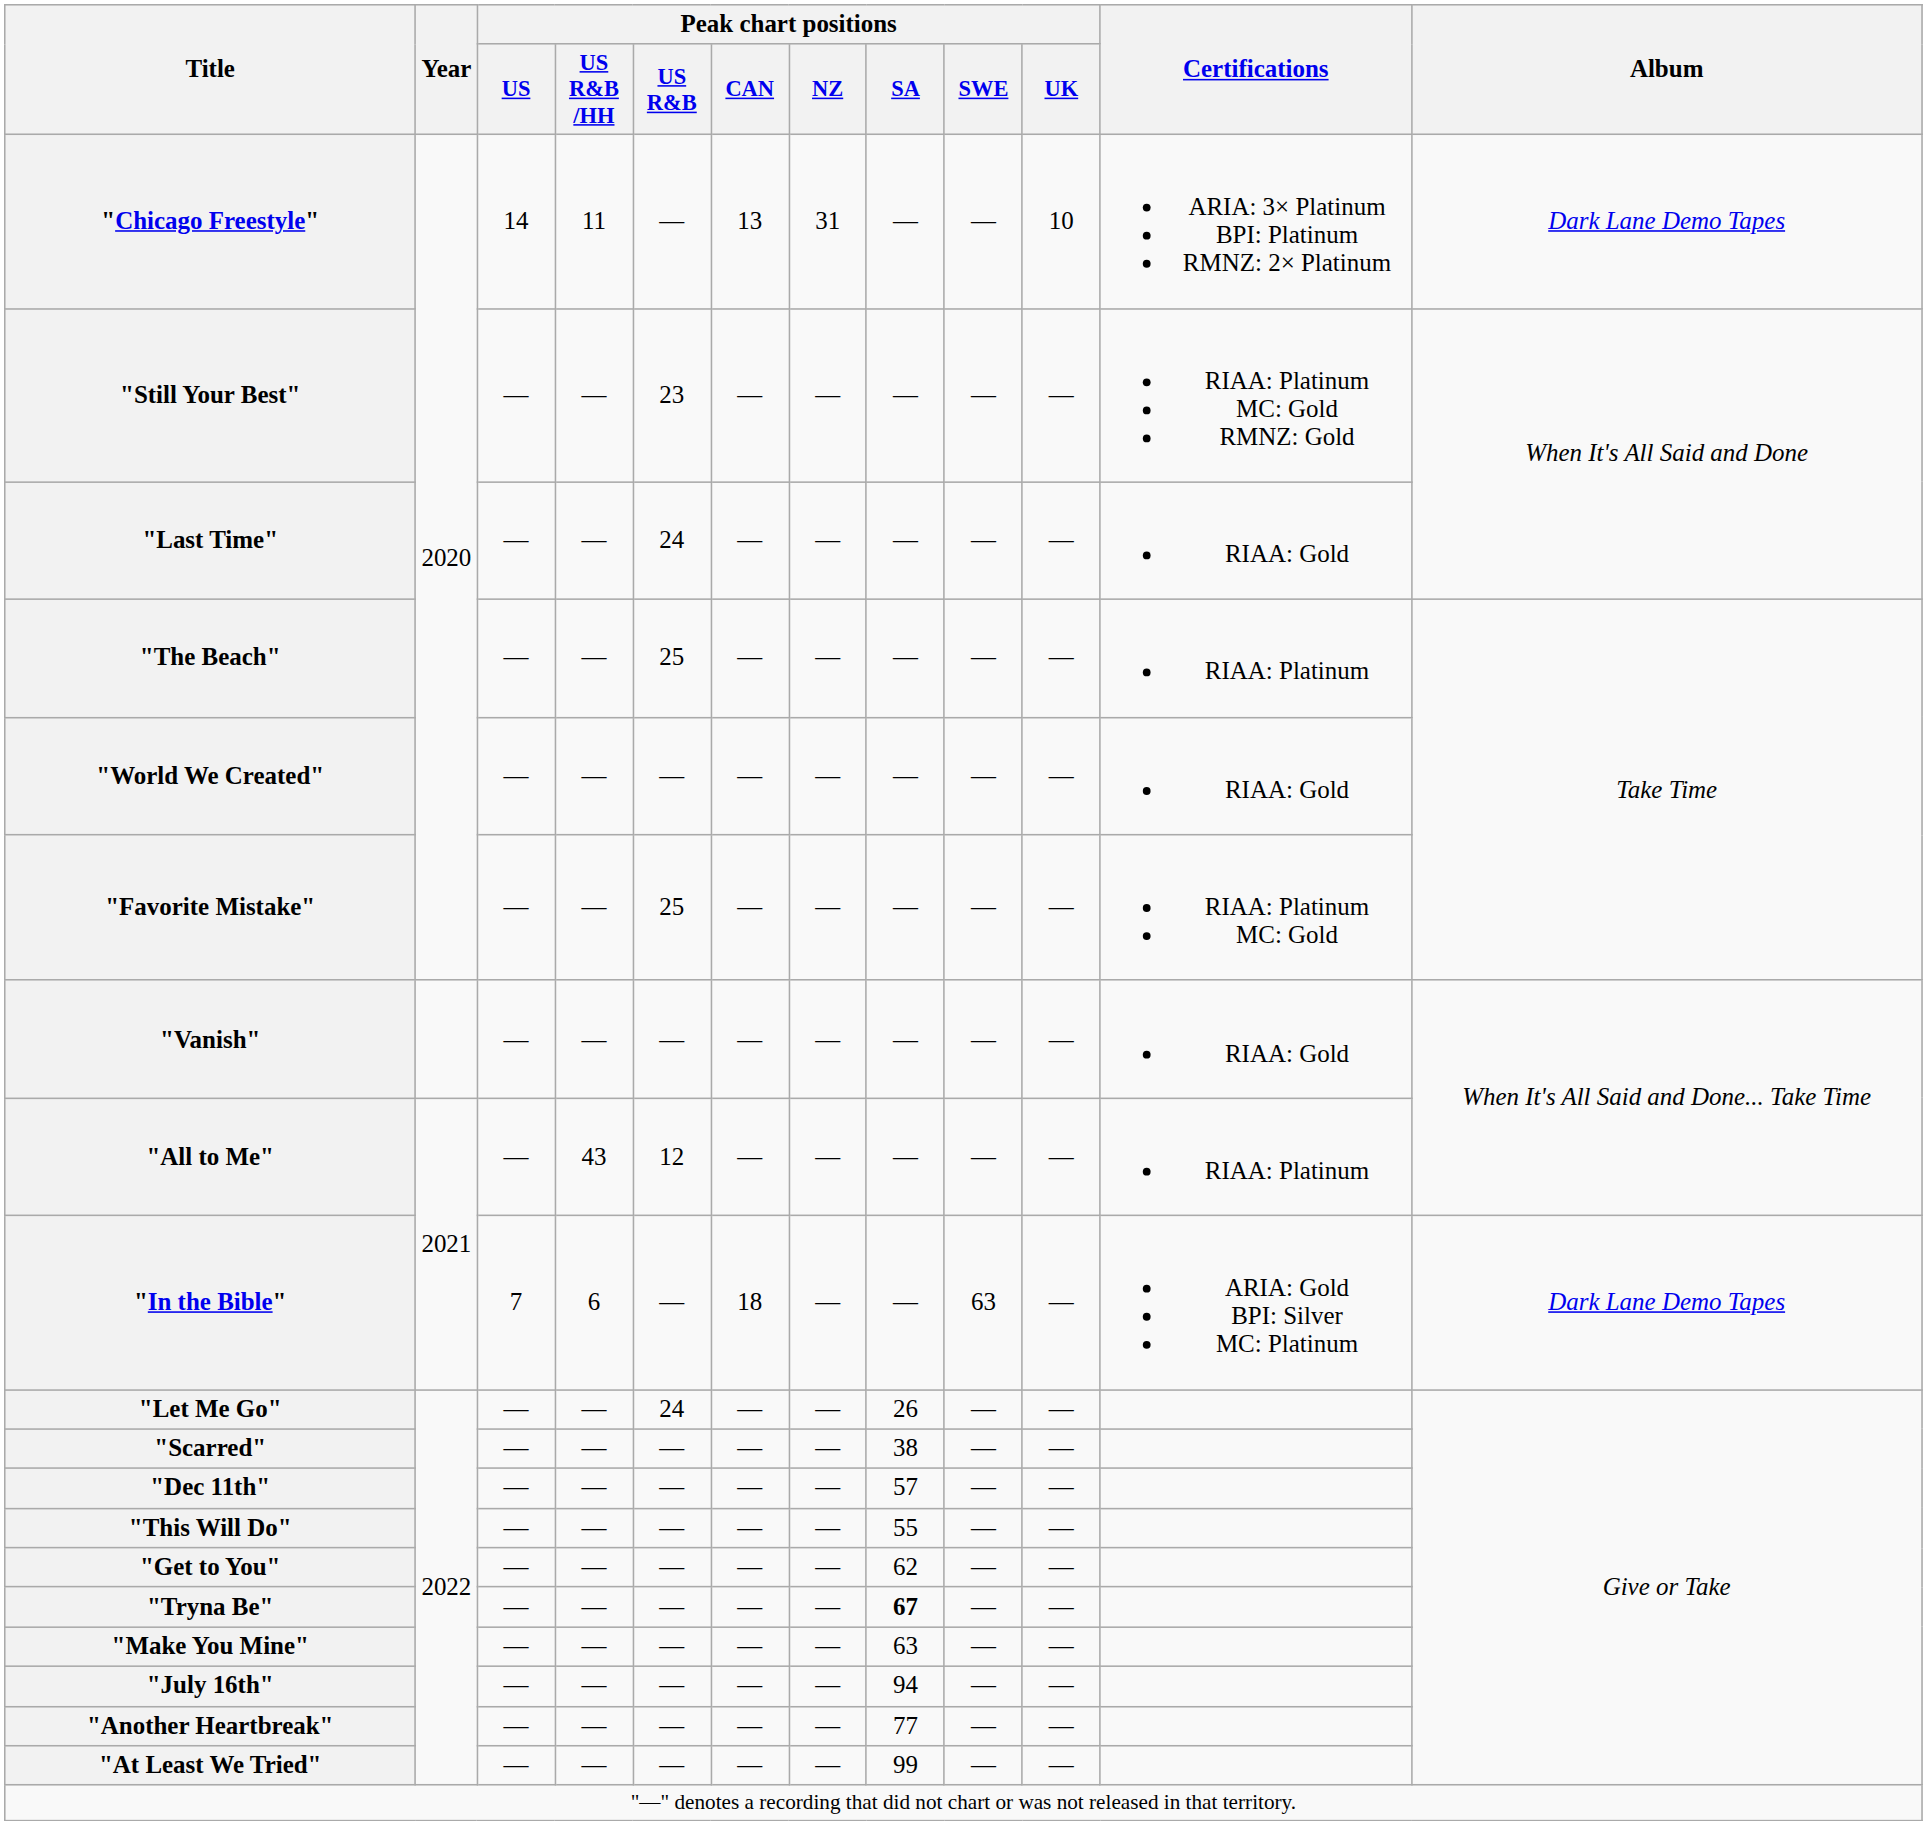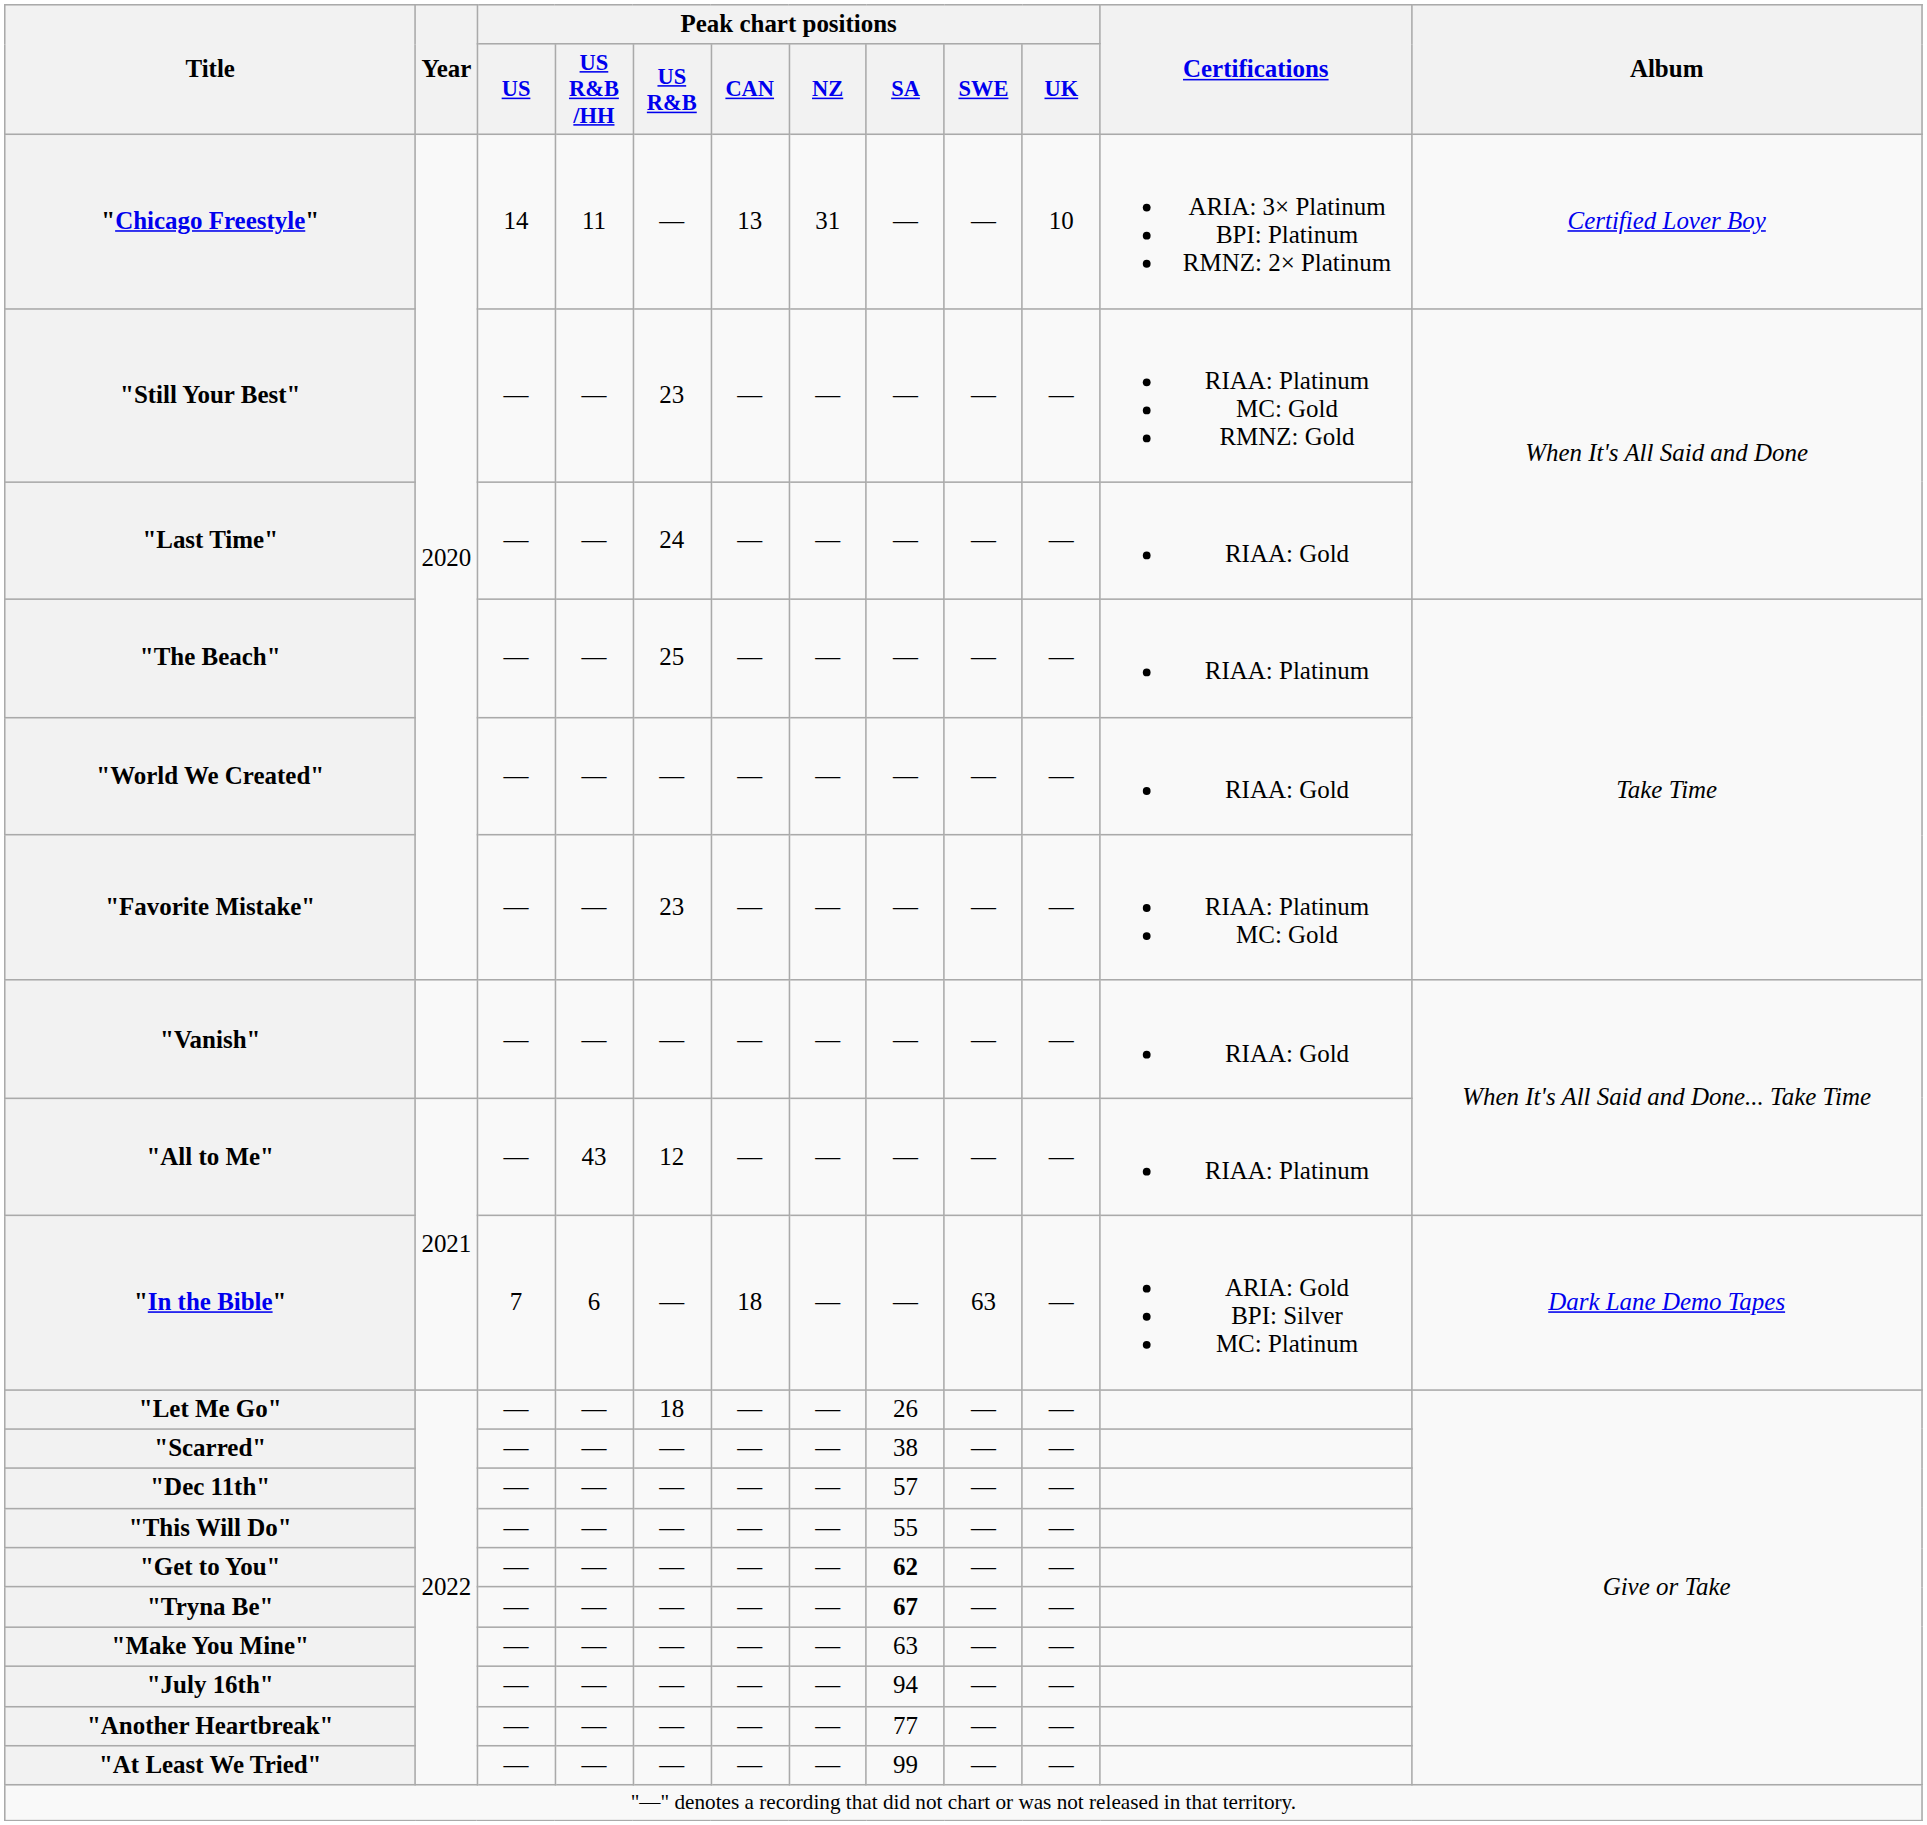(1667, 221) Dark Lane Demo Tapes -> (1667, 221) Certified Lover Boy
(672, 907) 25 -> (672, 907) 23
(672, 1408) 24 -> (672, 1408) 18
(906, 1567) normal -> (906, 1567) bold
